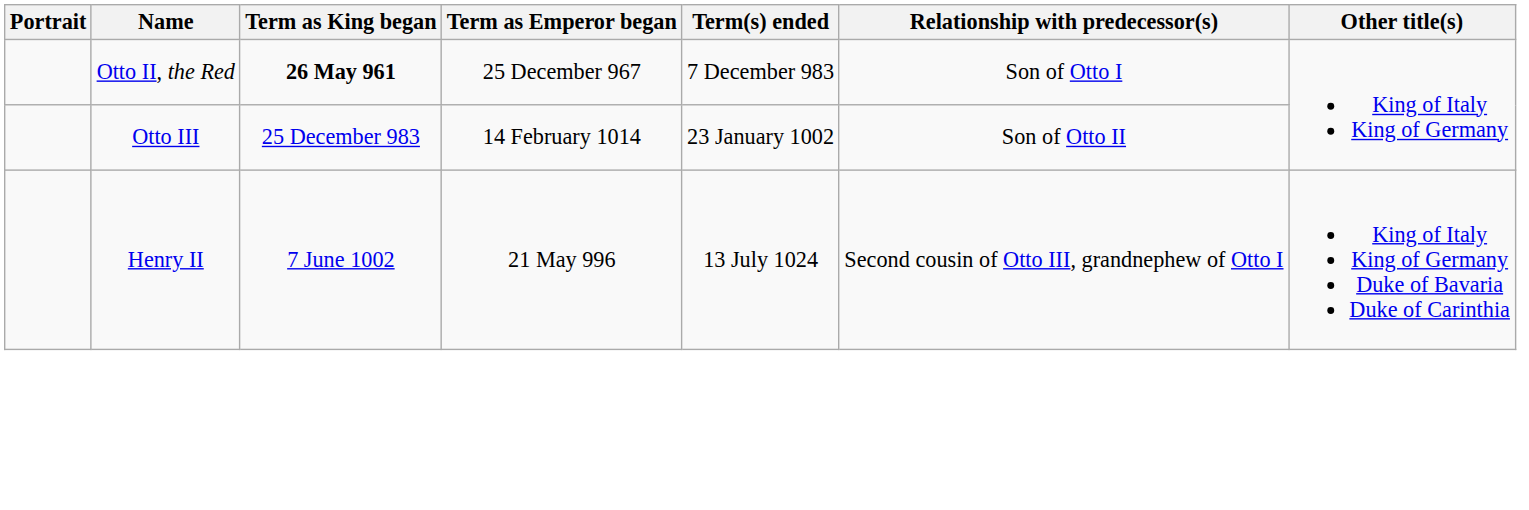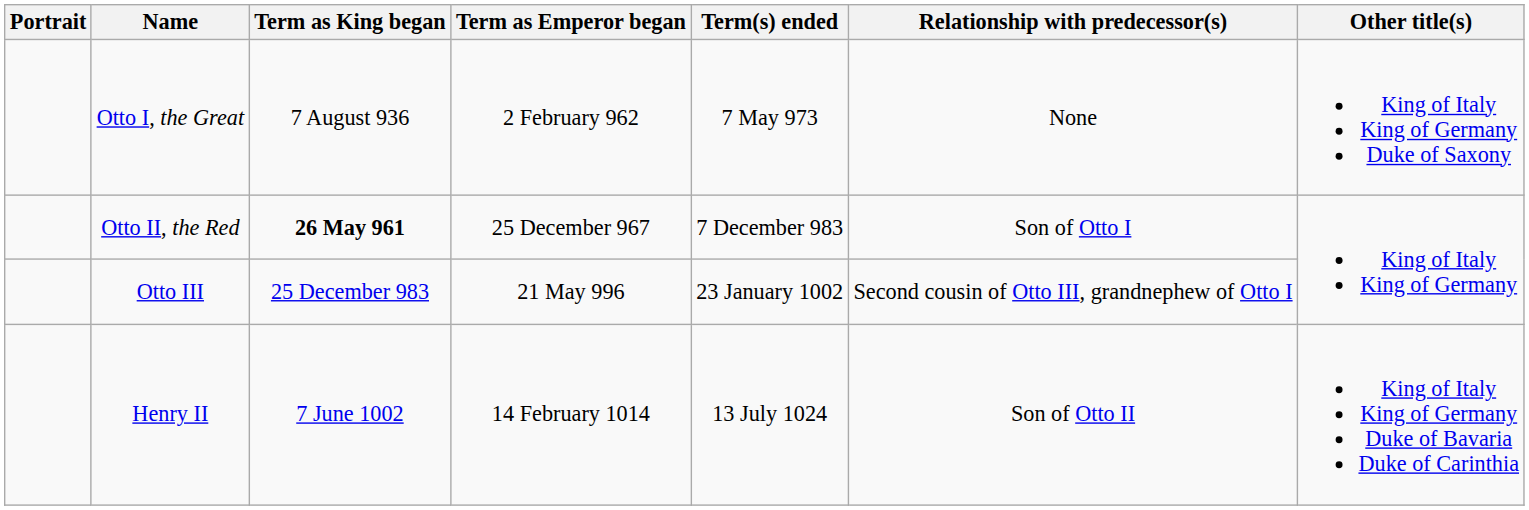+ row: (170, 117)
(562, 137) 14 February 1014 -> (571, 291) 21 May 996
(1064, 137) Son of Otto II -> (1073, 291) Second cousin of Otto III, grandnephew of Otto I
(562, 259) 21 May 996 -> (571, 414) 14 February 1014
(1064, 259) Second cousin of Otto III, grandnephew of Otto I -> (1073, 414) Son of Otto II
